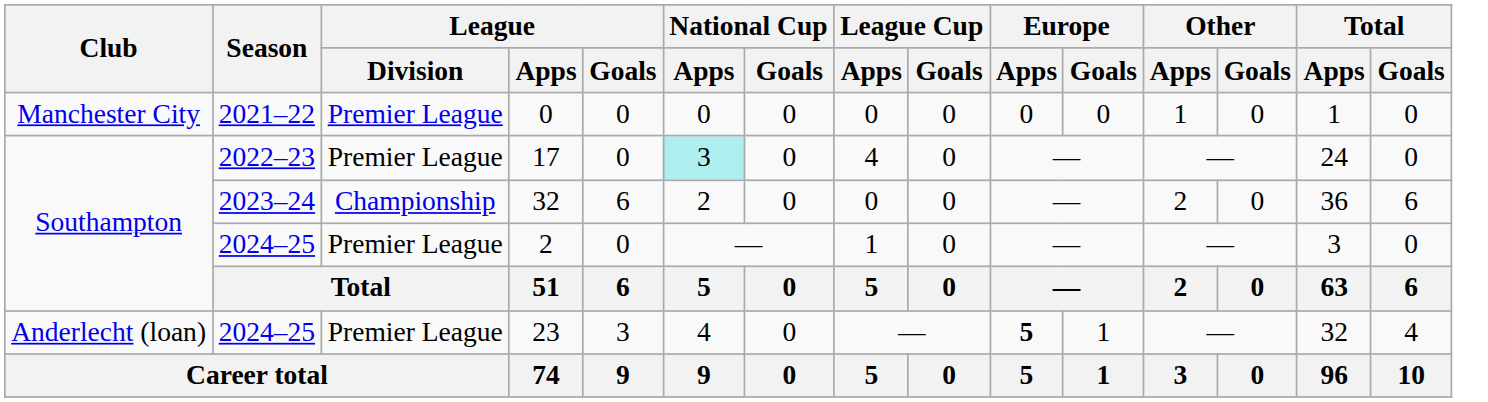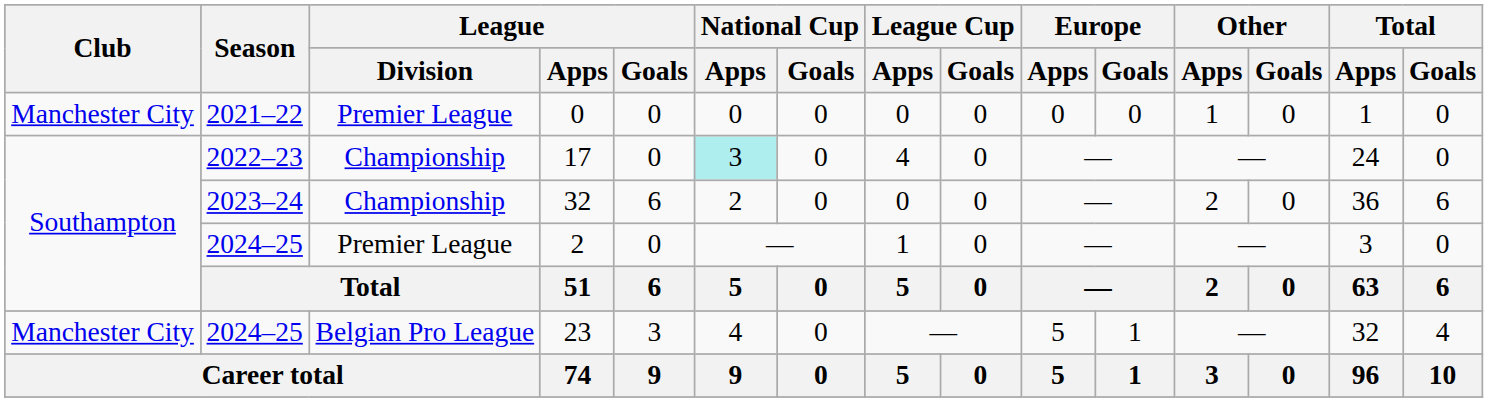(415, 157) Premier League -> (425, 157) Championship
(109, 331) Anderlecht (loan) -> (103, 331) Manchester City
(415, 331) Premier League -> (425, 331) Belgian Pro League
(1026, 331) bold -> (1058, 331) normal
